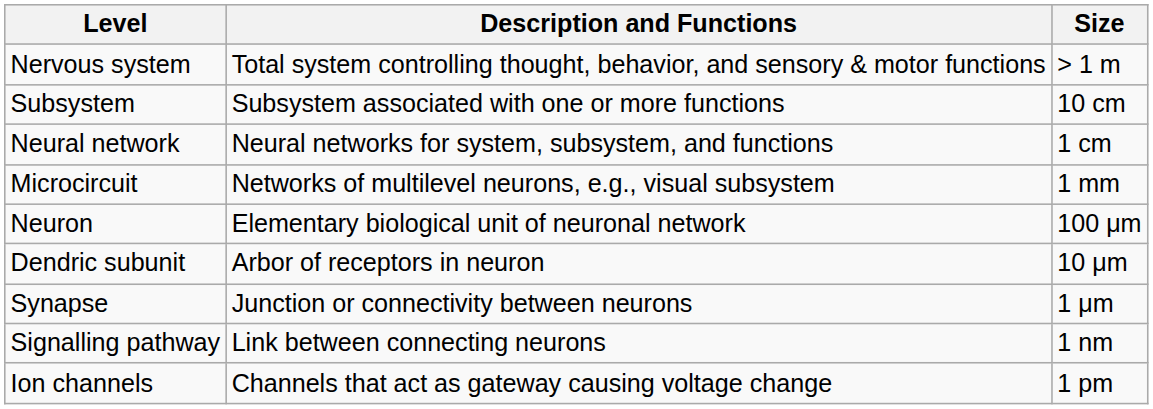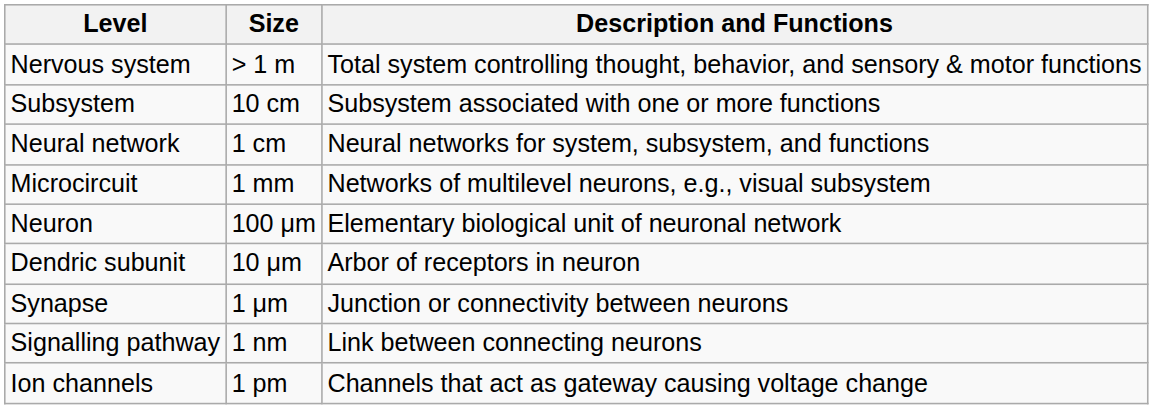columns swapped: (1099, 24) <-> (639, 24)
